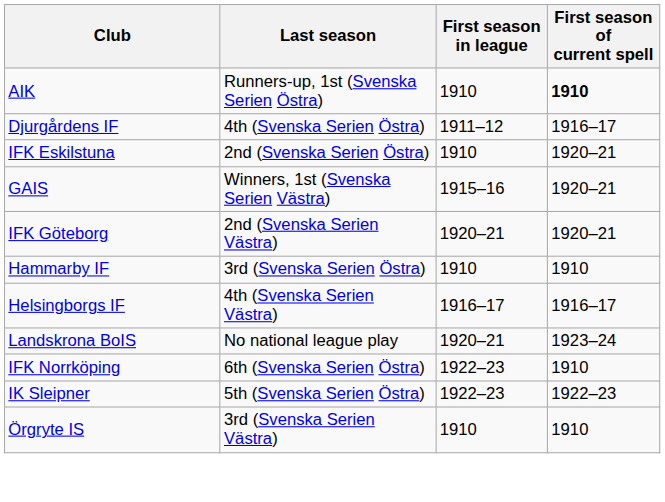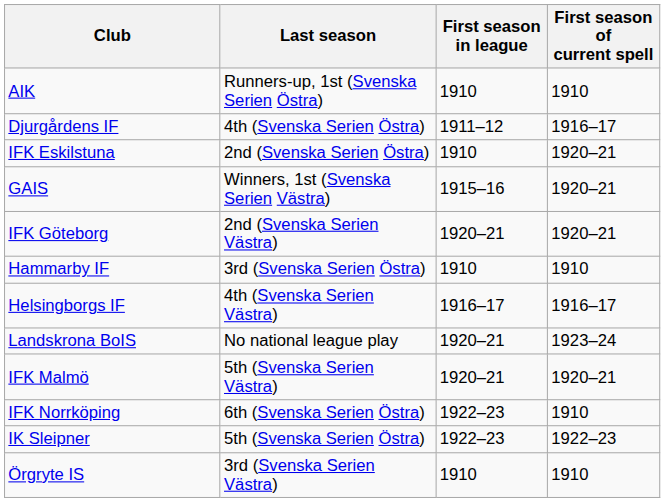(570, 90) bold -> (570, 90) normal
+ row: (49, 376)
